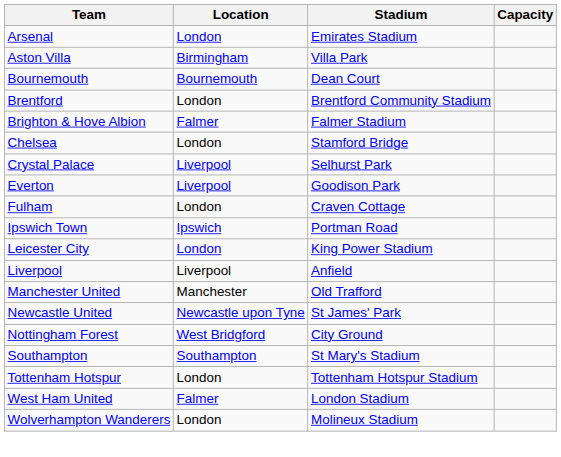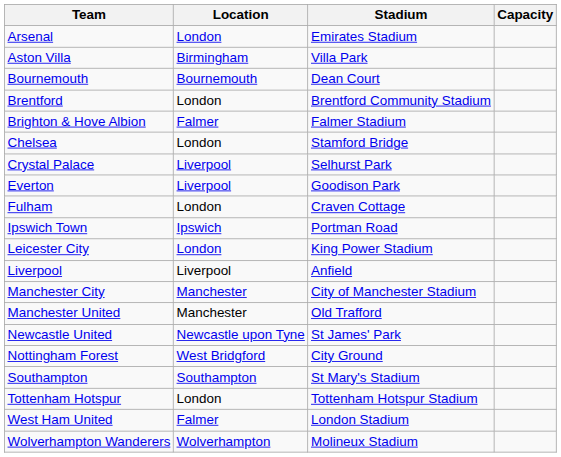+ row: (56, 292)
(199, 420) London -> (223, 441) Wolverhampton
